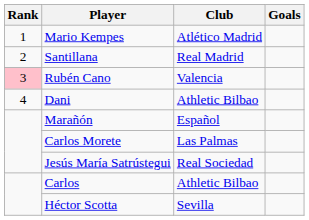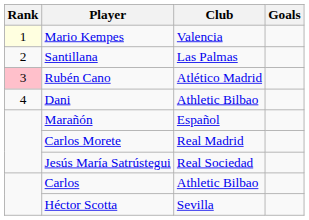(23, 36) no background -> (23, 36) lightyellow background
(219, 36) Atlético Madrid -> (200, 36) Valencia
(210, 57) Real Madrid -> (207, 57) Las Palmas
(200, 78) Valencia -> (219, 78) Atlético Madrid
(207, 141) Las Palmas -> (210, 141) Real Madrid
